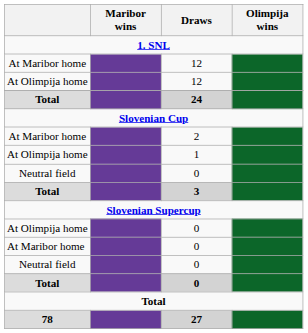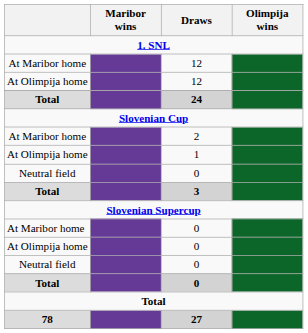rows swapped: (46, 246) <-> (47, 228)
